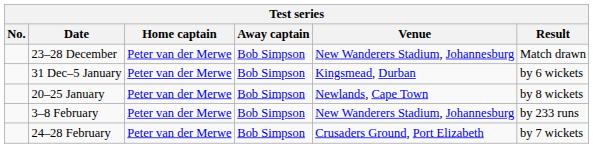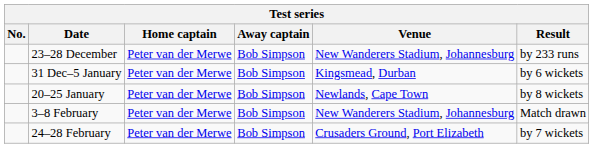(553, 53) Match drawn -> (549, 53) by 233 runs
(549, 113) by 233 runs -> (553, 113) Match drawn
